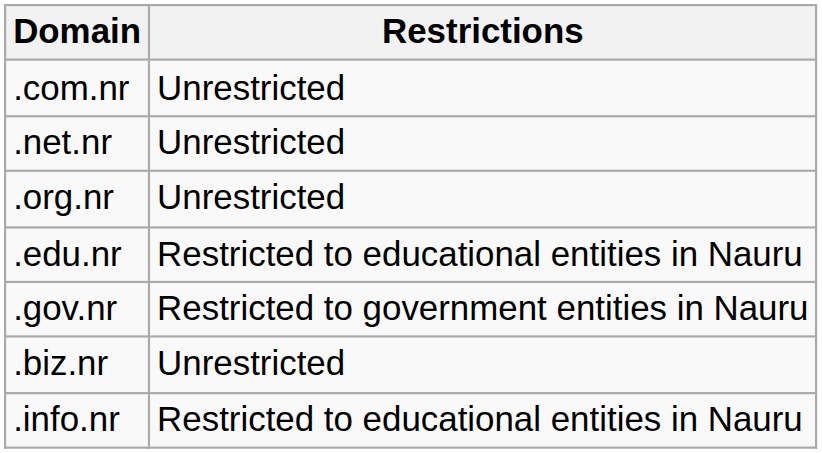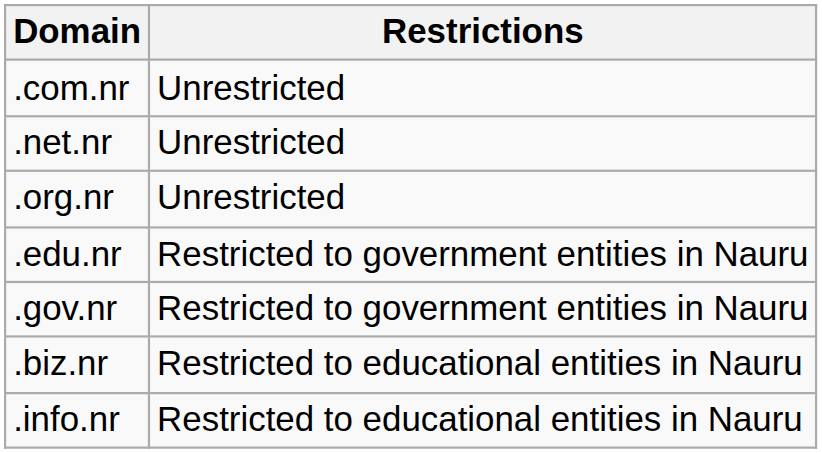(480, 253) Restricted to educational entities in Nauru -> (483, 253) Restricted to government entities in Nauru
(251, 364) Unrestricted -> (480, 364) Restricted to educational entities in Nauru
